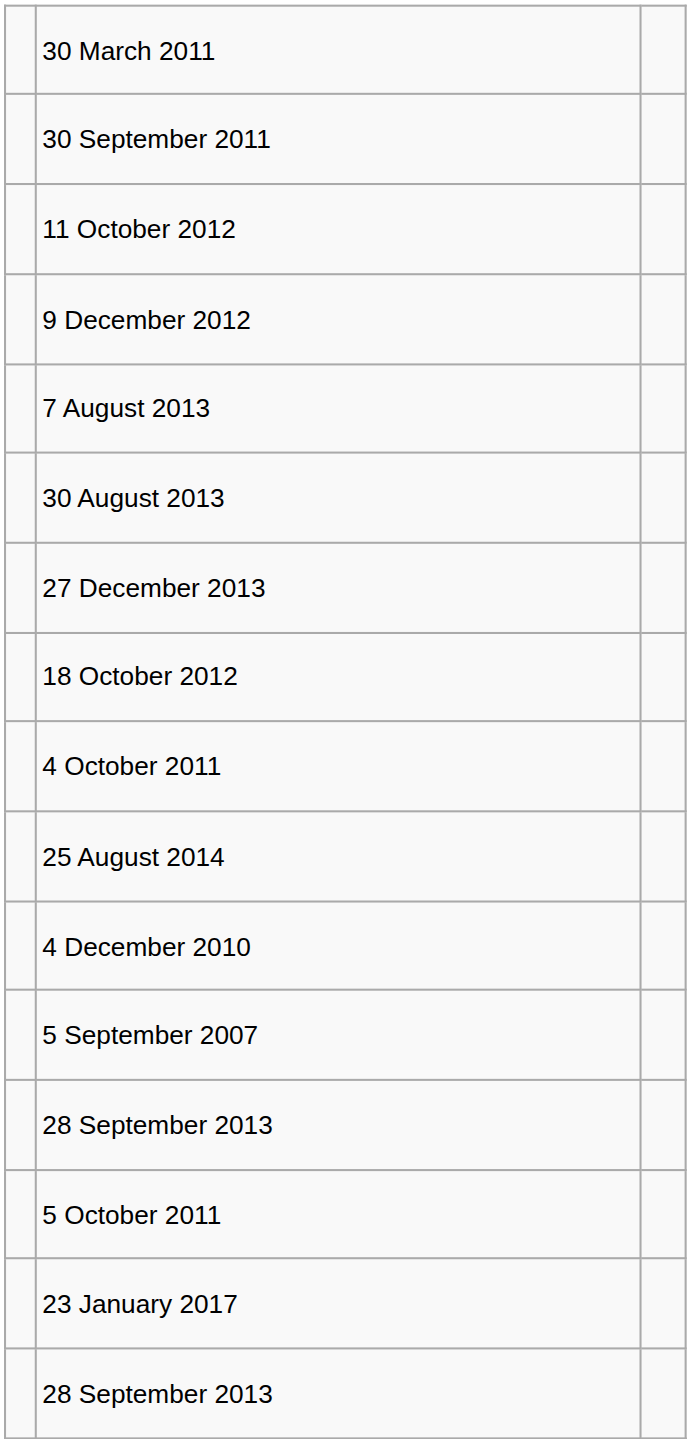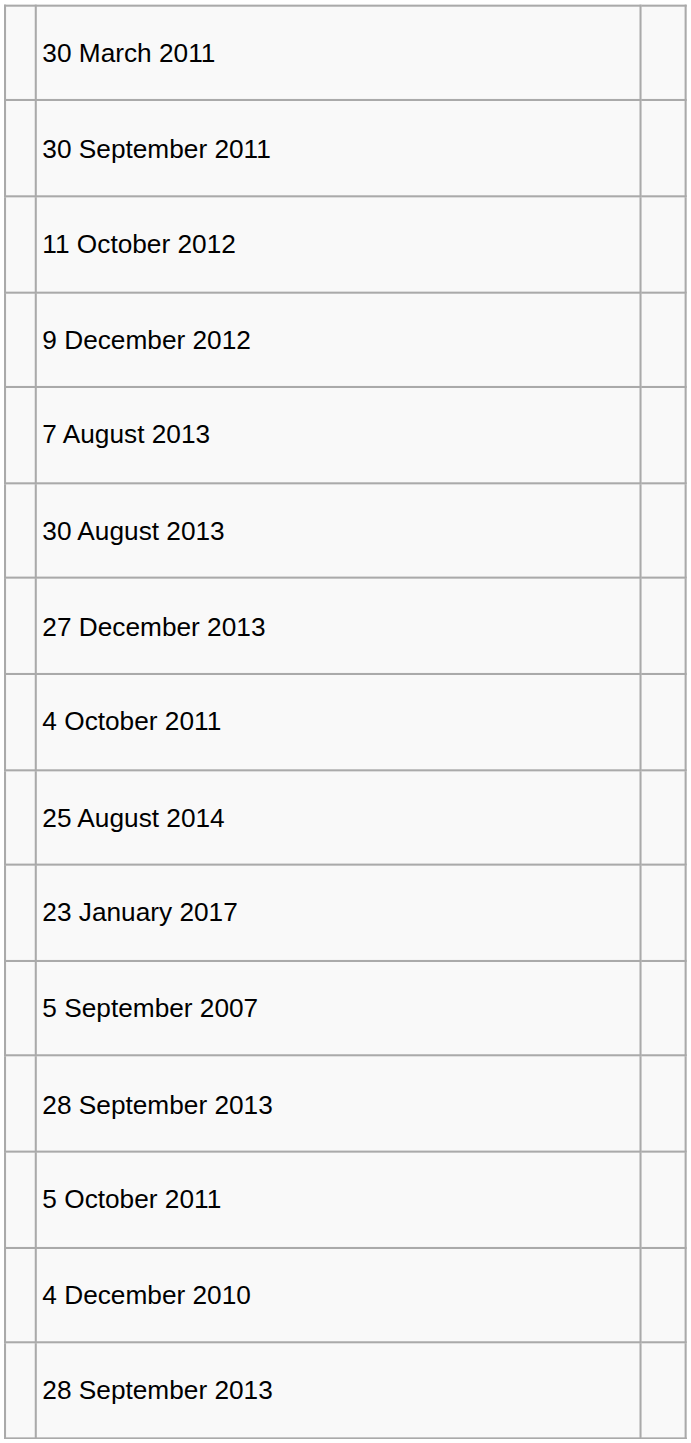- row: (21, 677)
rows swapped: (21, 946) <-> (21, 1304)
